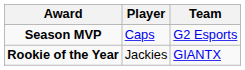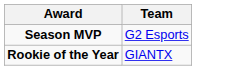- column: (146, 14)
